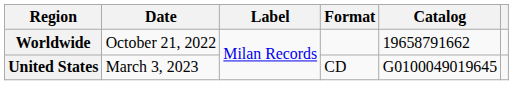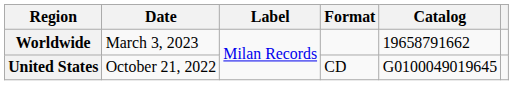(161, 42) October 21, 2022 -> (152, 42) March 3, 2023
(152, 67) March 3, 2023 -> (161, 67) October 21, 2022
